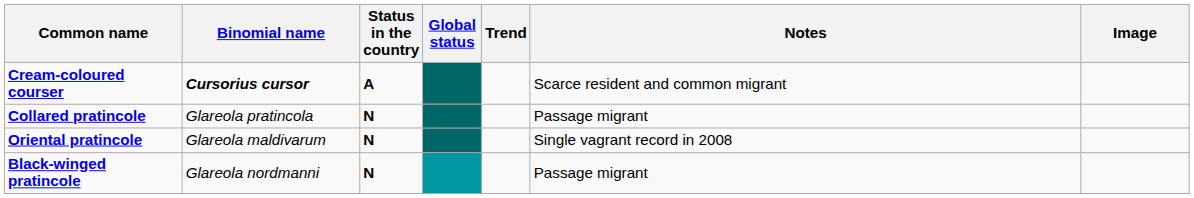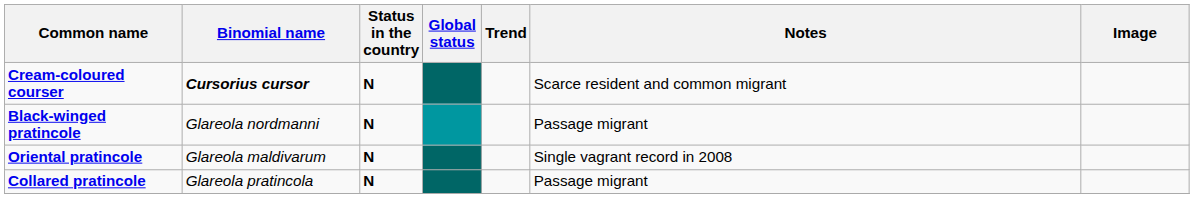(369, 83) A -> (369, 83) N
rows swapped: (77, 116) <-> (57, 172)
